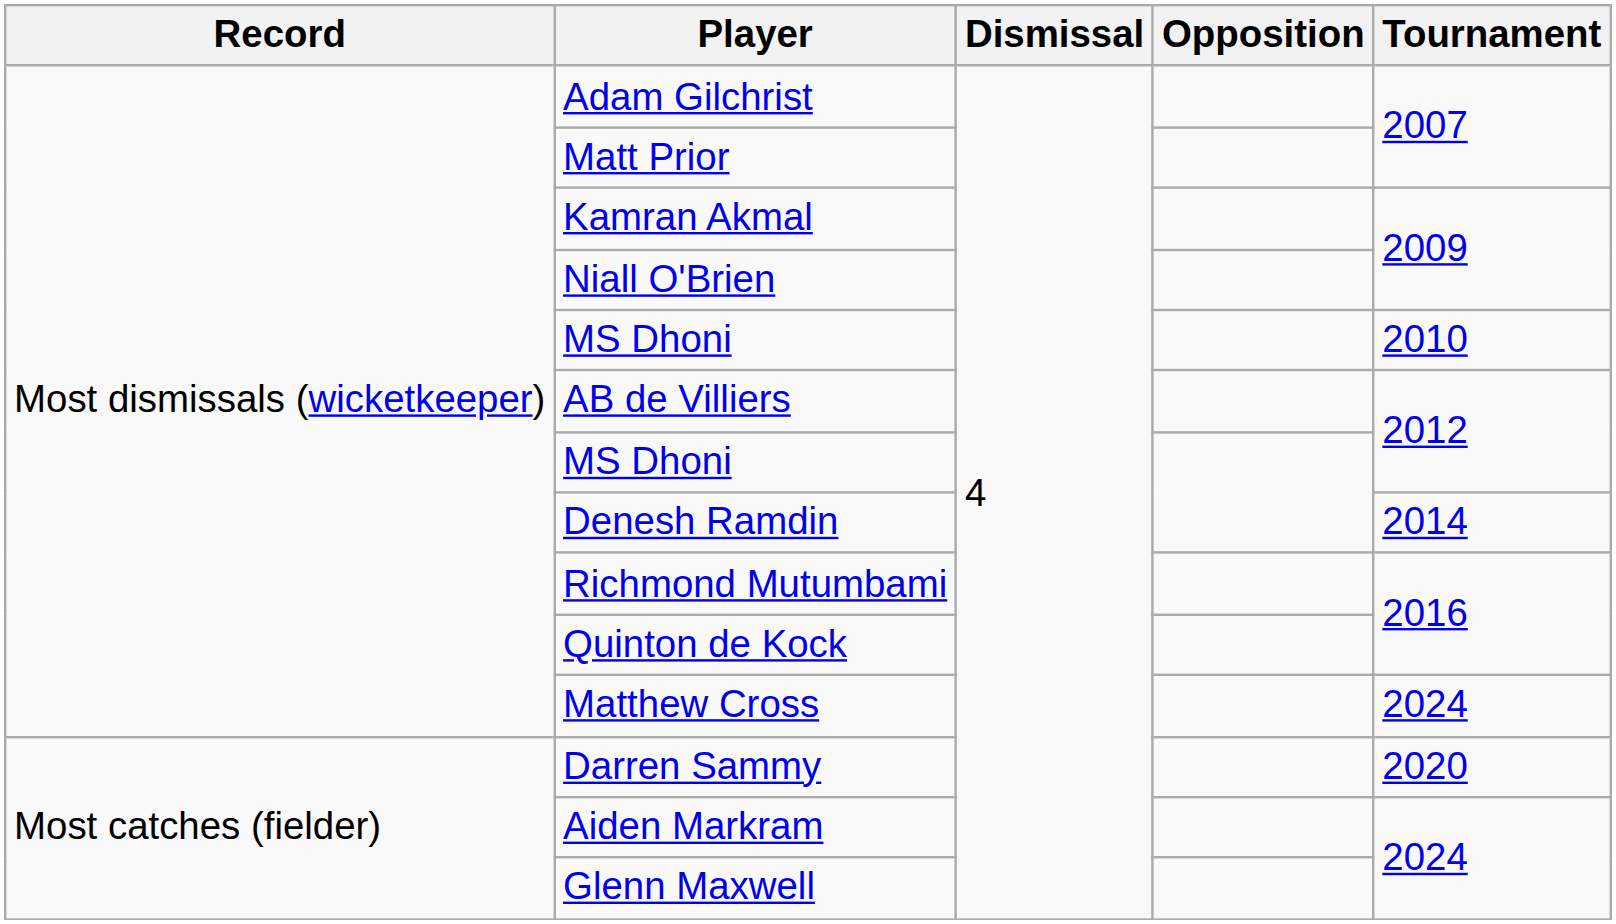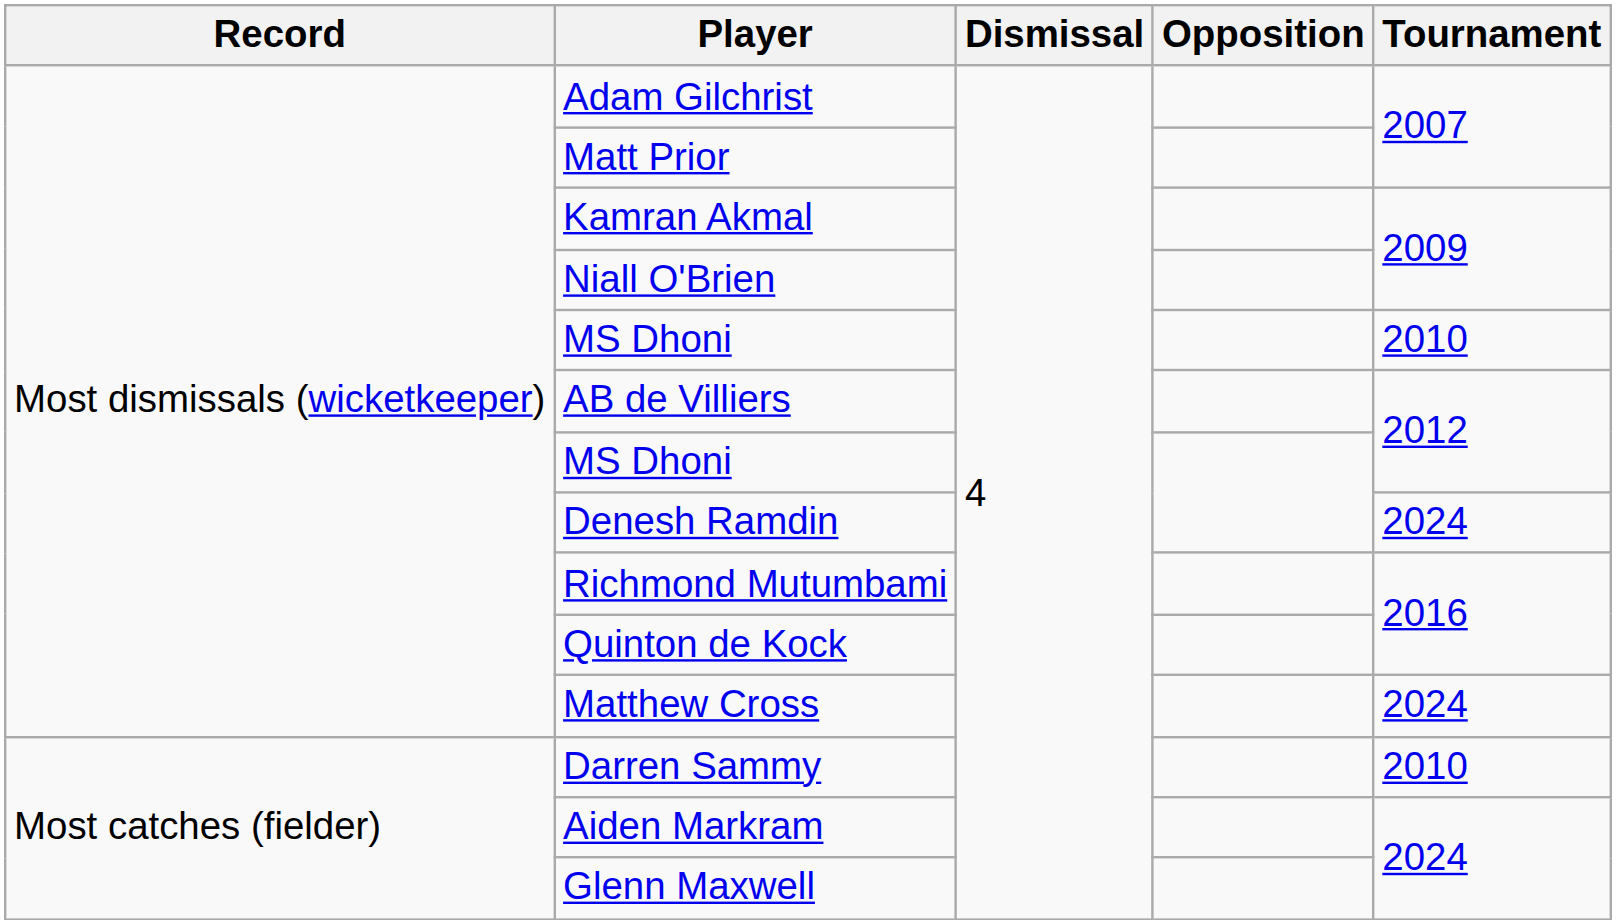(1425, 522) 2014 -> (1425, 522) 2024
(1425, 765) 2020 -> (1425, 765) 2010
